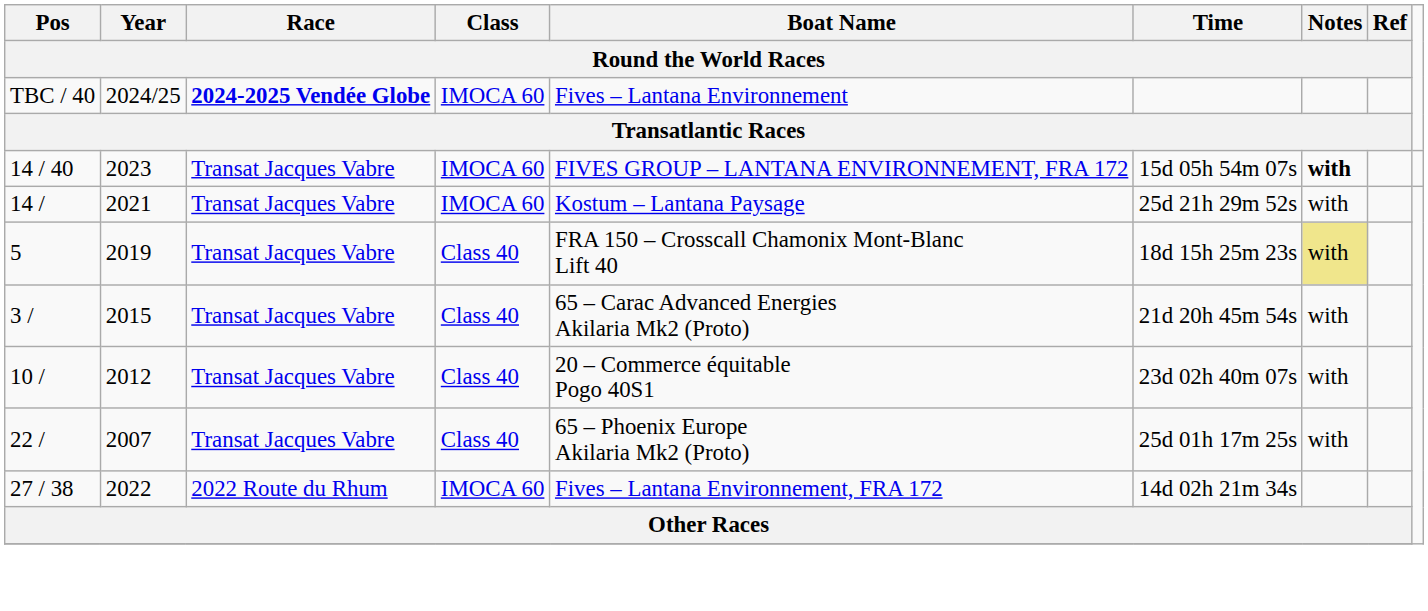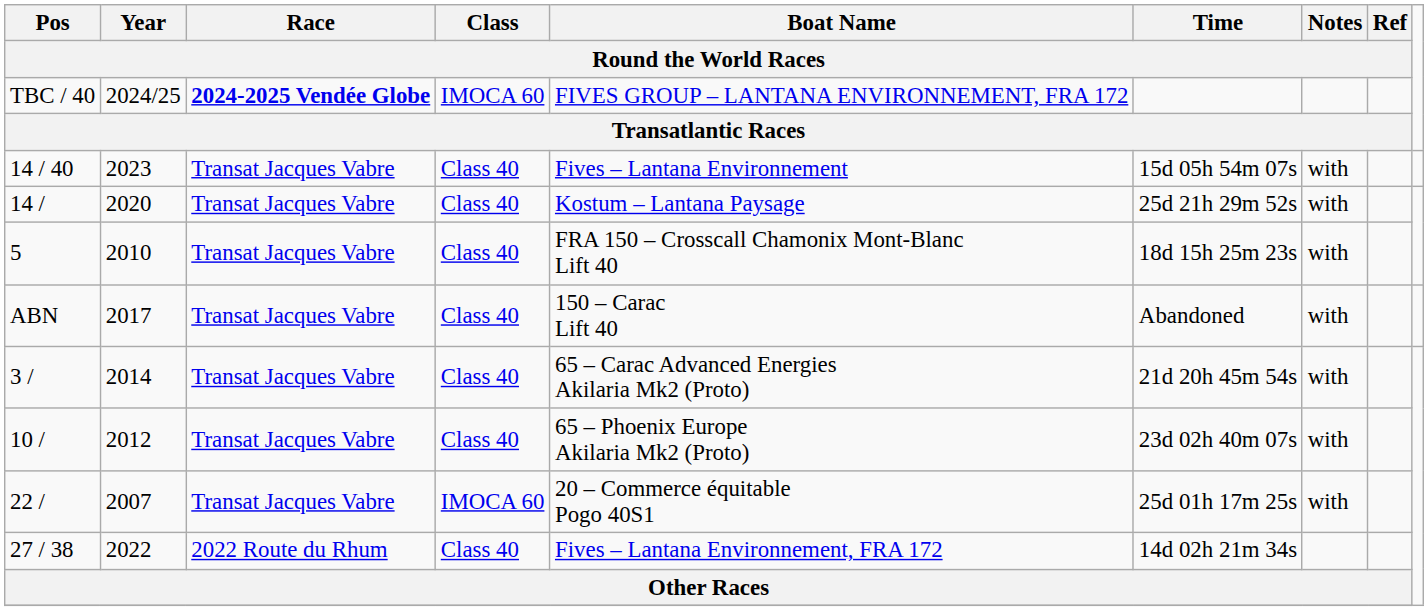(701, 95) Fives – Lantana Environnement -> (842, 95) FIVES GROUP – LANTANA ENVIRONNEMENT, FRA 172
(493, 167) IMOCA 60 -> (480, 167) Class 40
(842, 167) FIVES GROUP – LANTANA ENVIRONNEMENT, FRA 172 -> (701, 167) Fives – Lantana Environnement
(1329, 167) bold -> (1328, 167) normal
(129, 204) 2021 -> (129, 204) 2020
(493, 204) IMOCA 60 -> (480, 204) Class 40
(129, 253) 2019 -> (129, 253) 2010
(1328, 253) khaki background -> (1328, 253) no background
+ row: (34, 315)
(129, 315) 2015 -> (129, 377) 2014
(673, 377) 20 – Commerce équitable Pogo 40S1 -> (652, 439) 65 – Phoenix Europe Akilaria Mk2 (Proto)
(480, 439) Class 40 -> (493, 501) IMOCA 60
(652, 439) 65 – Phoenix Europe Akilaria Mk2 (Proto) -> (673, 501) 20 – Commerce équitable Pogo 40S1
(493, 488) IMOCA 60 -> (480, 550) Class 40
